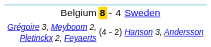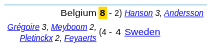(118, 13) 4 -> (118, 13) 2)
(142, 13) Sweden -> (164, 13) Hanson 3, Andersson
(118, 32) 2) -> (118, 32) 4
(164, 32) Hanson 3, Andersson -> (142, 32) Sweden
